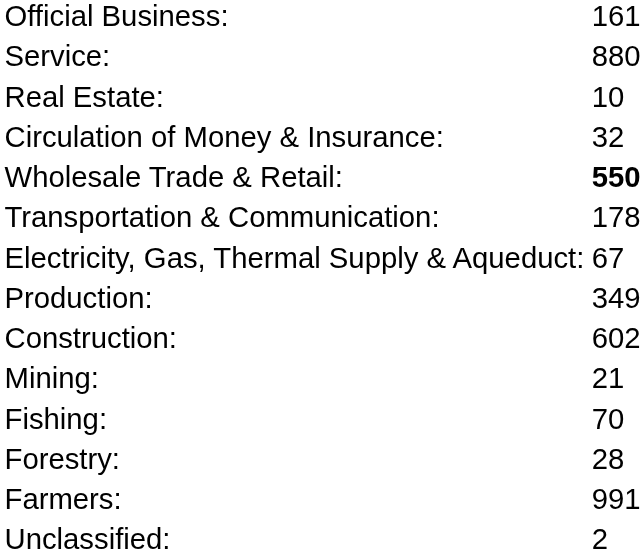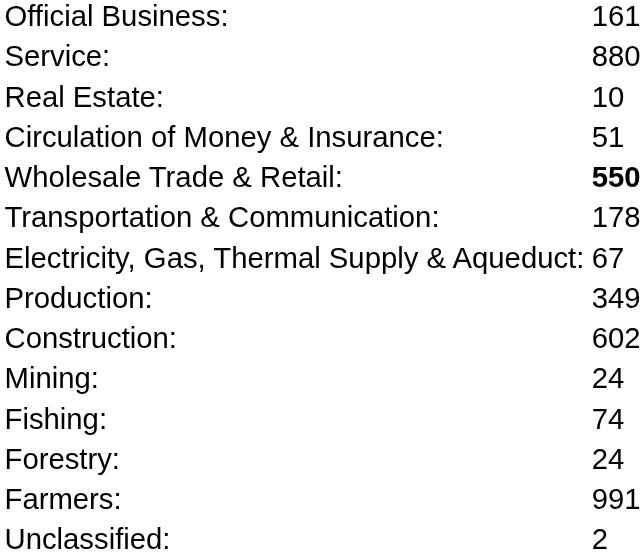(608, 137) 32 -> (608, 137) 51
(608, 378) 21 -> (608, 378) 24
(608, 419) 70 -> (608, 419) 74
(608, 459) 28 -> (608, 459) 24
